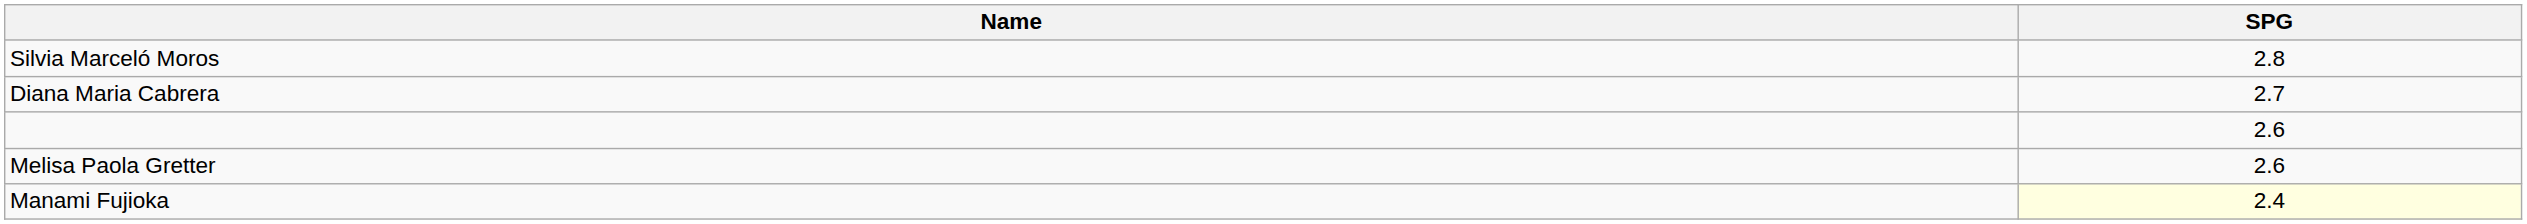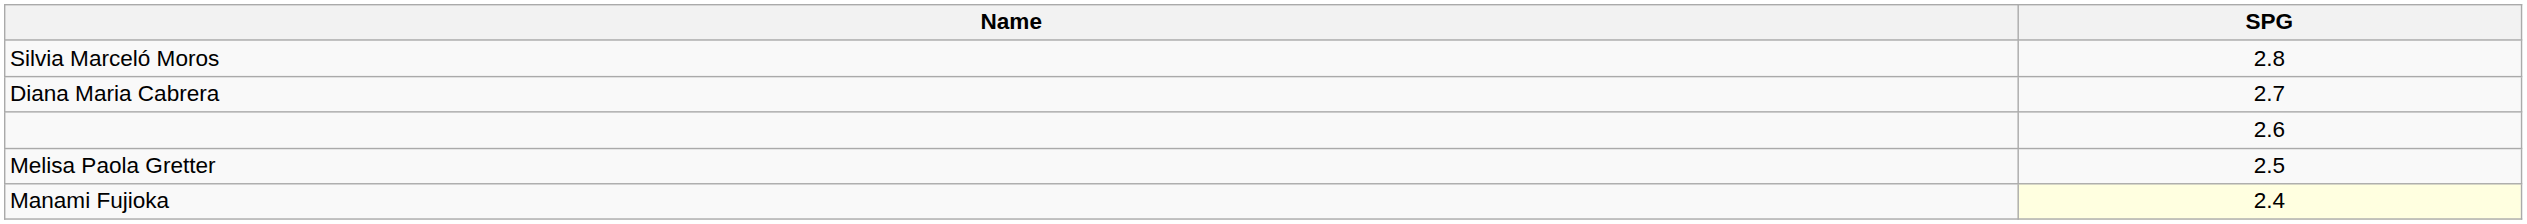(2269, 165) 2.6 -> (2269, 165) 2.5
